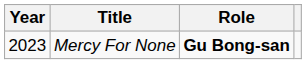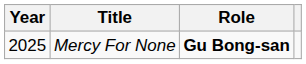(27, 44) 2023 -> (27, 44) 2025
